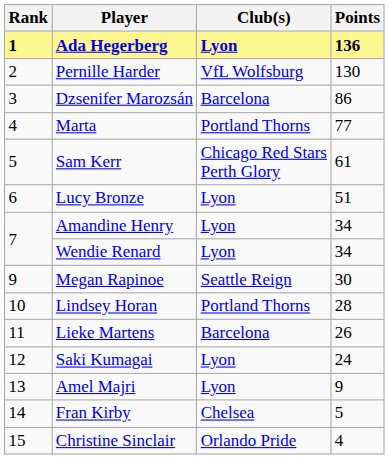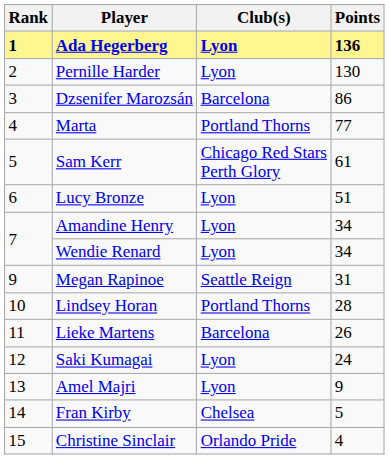(252, 71) VfL Wolfsburg -> (218, 71) Lyon
(343, 279) 30 -> (343, 279) 31
